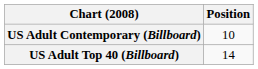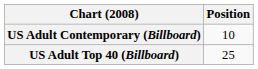(228, 54) 14 -> (228, 54) 25
